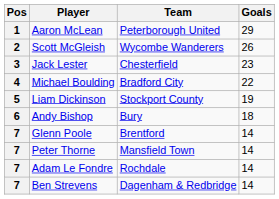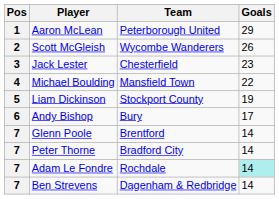(151, 82) Bradford City -> (157, 82) Mansfield Town
(247, 116) 18 -> (247, 116) 17
(157, 151) Mansfield Town -> (151, 151) Bradford City
(247, 168) no background -> (247, 168) paleturquoise background
